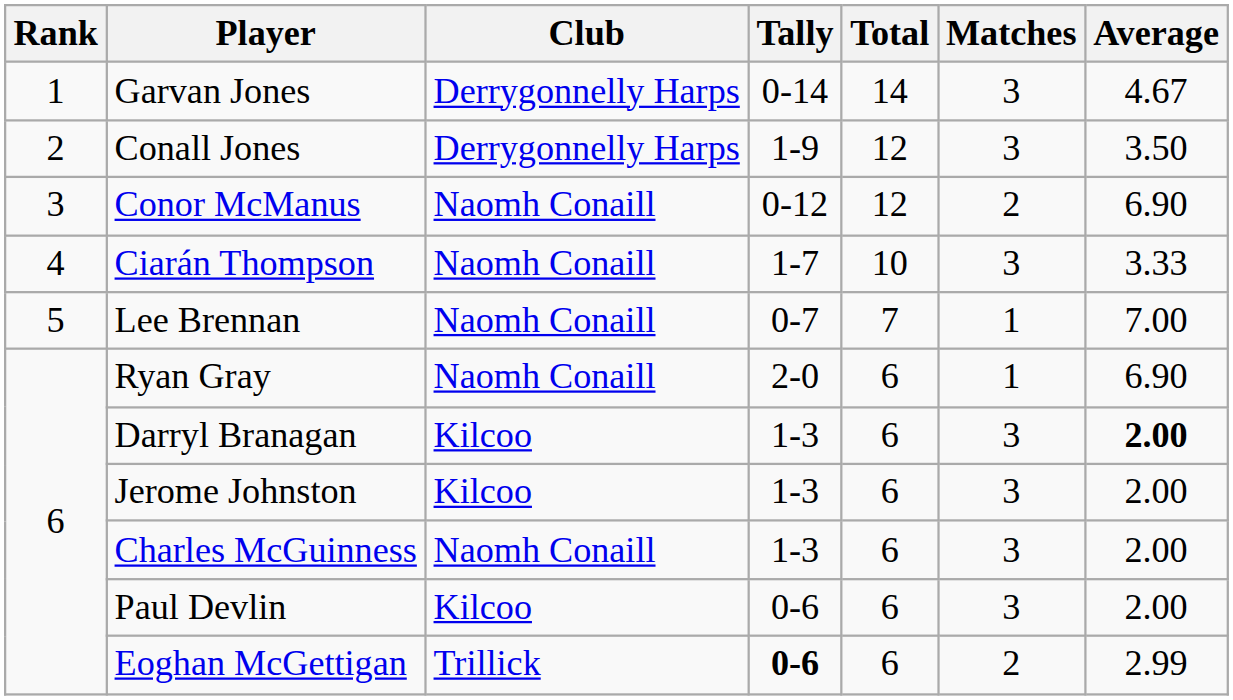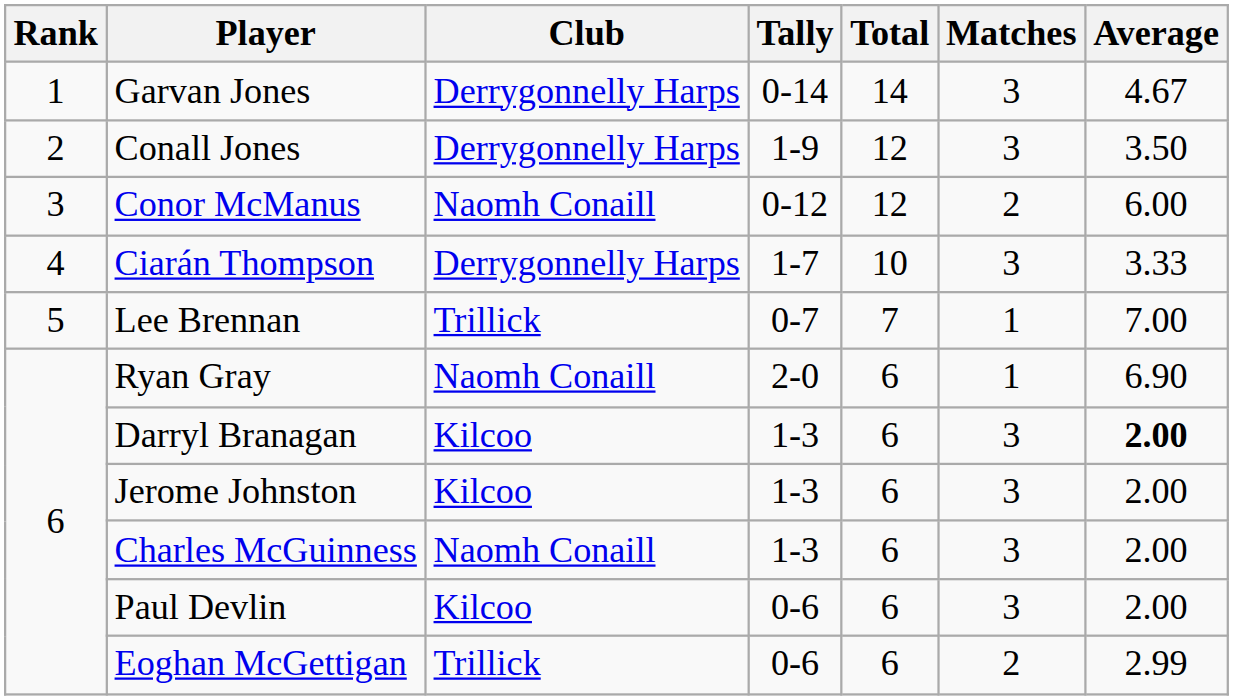(1156, 205) 6.90 -> (1156, 205) 6.00
(545, 262) Naomh Conaill -> (587, 262) Derrygonnelly Harps
(545, 319) Naomh Conaill -> (487, 319) Trillick
(795, 663) bold -> (795, 663) normal
